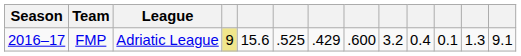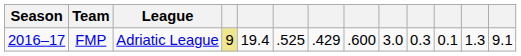(255, 40) 15.6 -> (255, 40) 19.4
(393, 40) 3.2 -> (393, 40) 3.0
(420, 40) 0.4 -> (420, 40) 0.3
